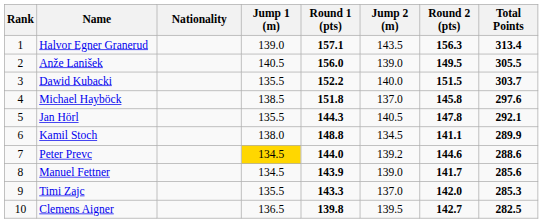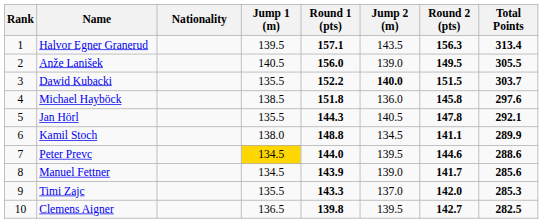(271, 44) 139.0 -> (271, 44) 139.5
(390, 81) normal -> (390, 81) bold
(390, 99) 137.0 -> (390, 99) 136.0
(390, 154) 139.2 -> (390, 154) 139.5
